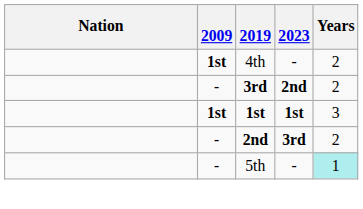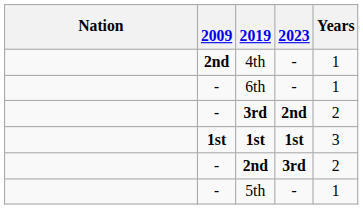(217, 62) 1st -> (217, 62) 2nd
(336, 62) 2 -> (336, 62) 1
+ row: (255, 88)
(336, 165) paleturquoise background -> (336, 191) no background
